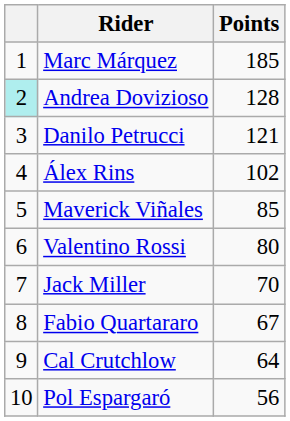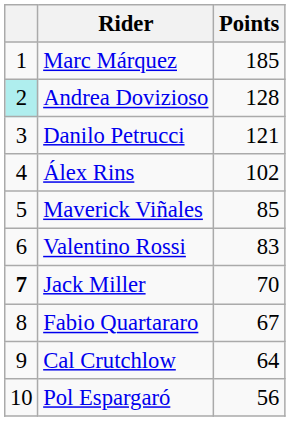(268, 247) 80 -> (268, 247) 83
(21, 284) normal -> (21, 284) bold
